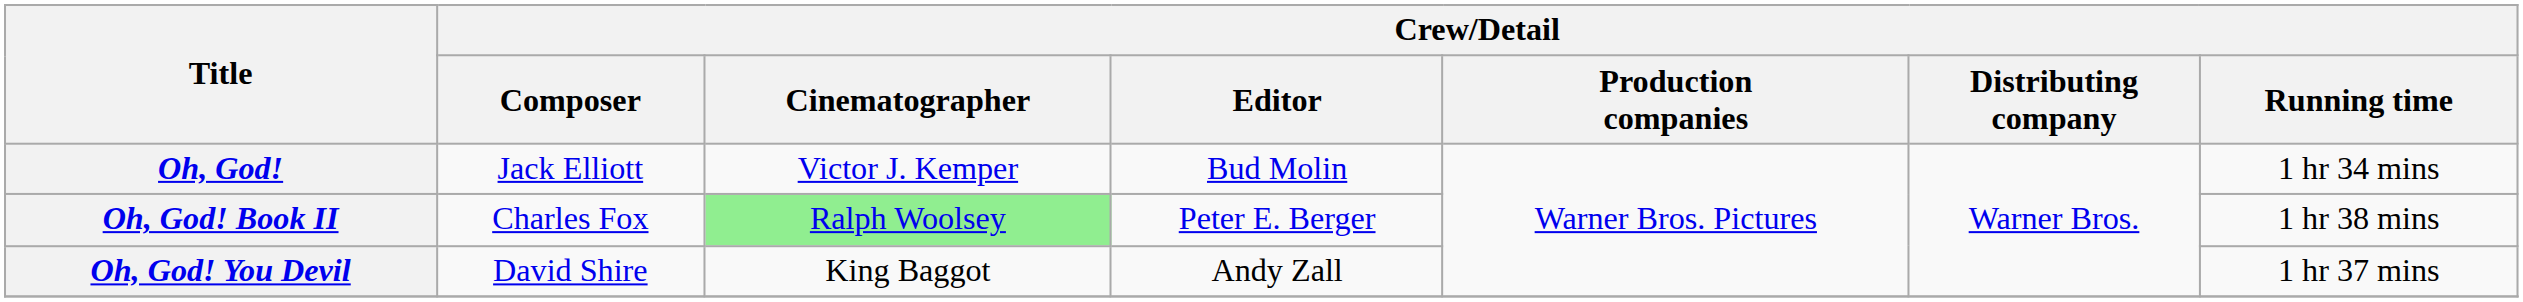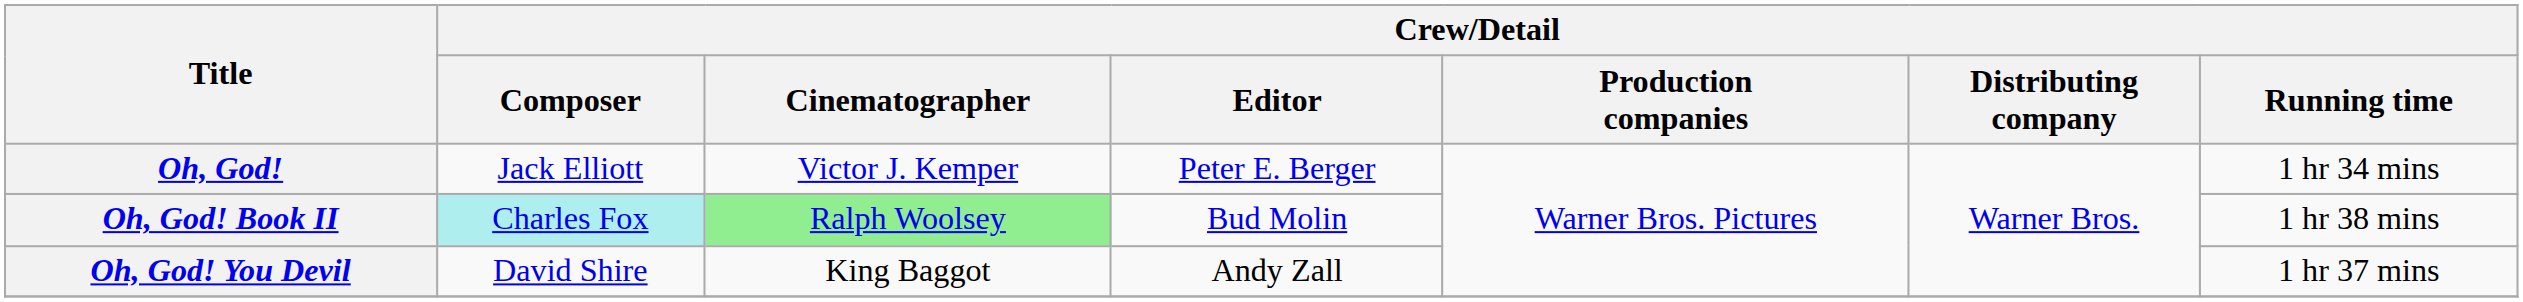(1277, 168) Bud Molin -> (1277, 168) Peter E. Berger
(570, 219) no background -> (570, 219) paleturquoise background
(1277, 219) Peter E. Berger -> (1277, 219) Bud Molin
